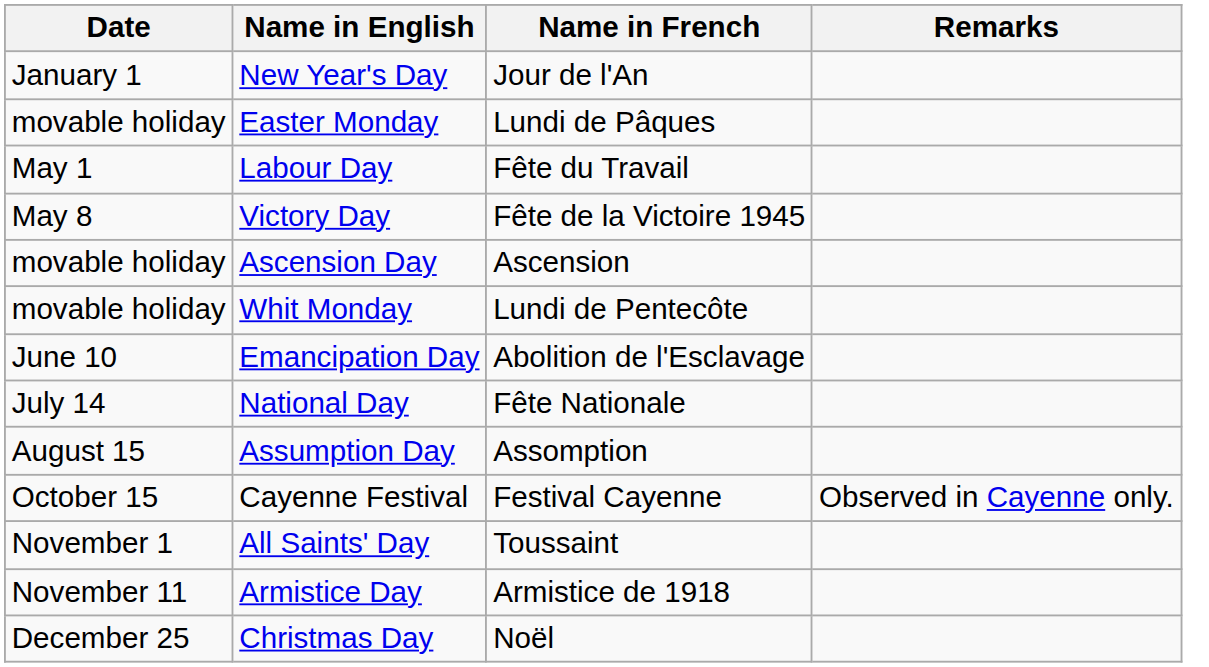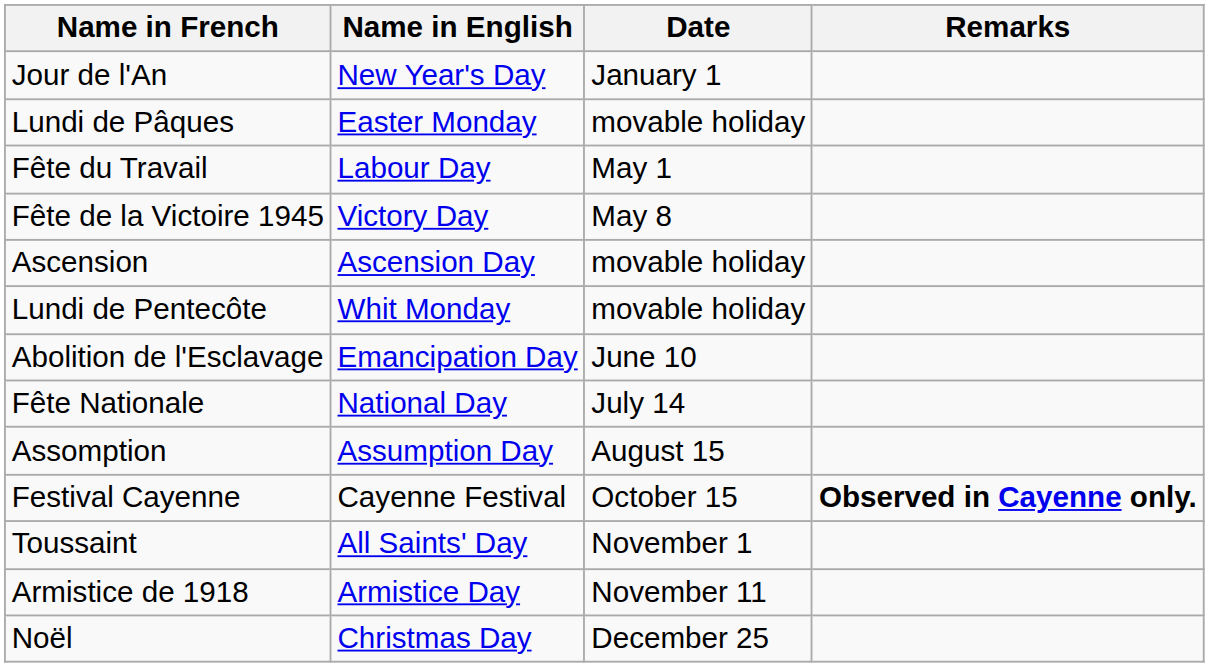columns swapped: (119, 27) <-> (649, 27)
(996, 497) normal -> (1008, 497) bold
